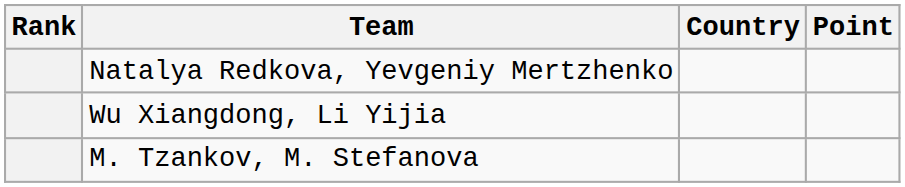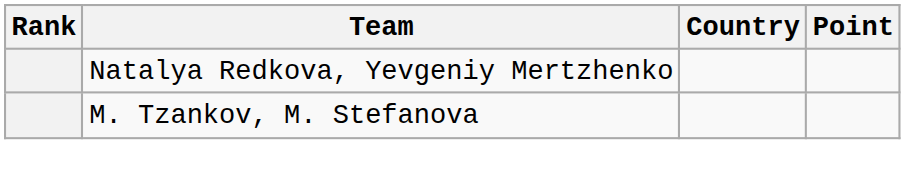- row: (268, 115)
